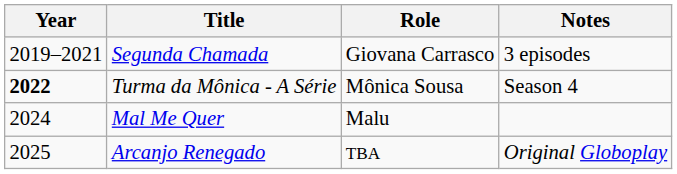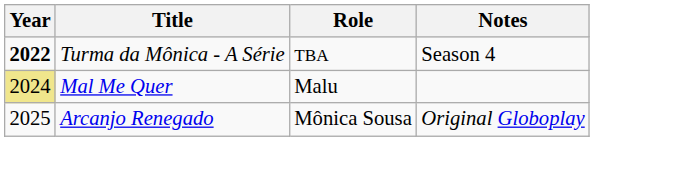- row: (190, 53)
(405, 86) Mônica Sousa -> (311, 54) TBA
(30, 119) no background -> (30, 86) khaki background
(363, 153) TBA -> (353, 119) Mônica Sousa
